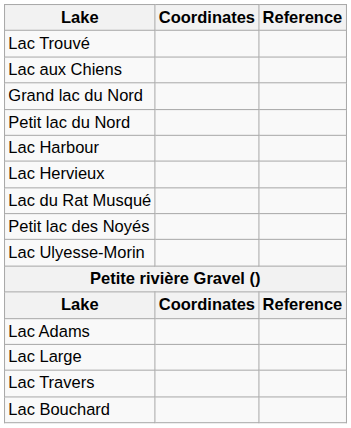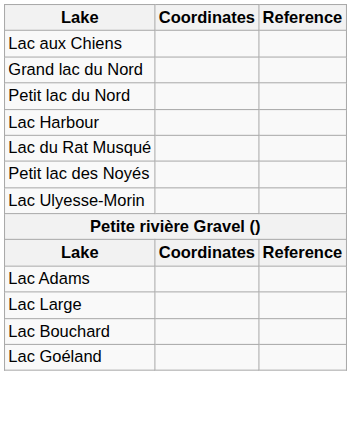- row: (49, 43)
- row: (56, 174)
- row: (51, 383)
+ row: (55, 357)
